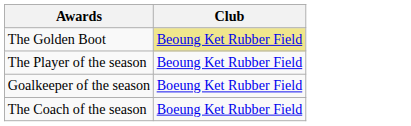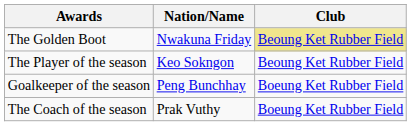+ column: (204, 16)
